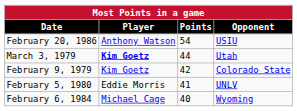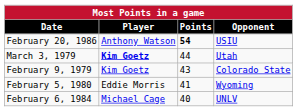(185, 41) normal -> (185, 41) bold
(185, 70) 42 -> (185, 70) 43
(227, 84) UNLV -> (235, 84) Wyoming
(235, 99) Wyoming -> (227, 99) UNLV
